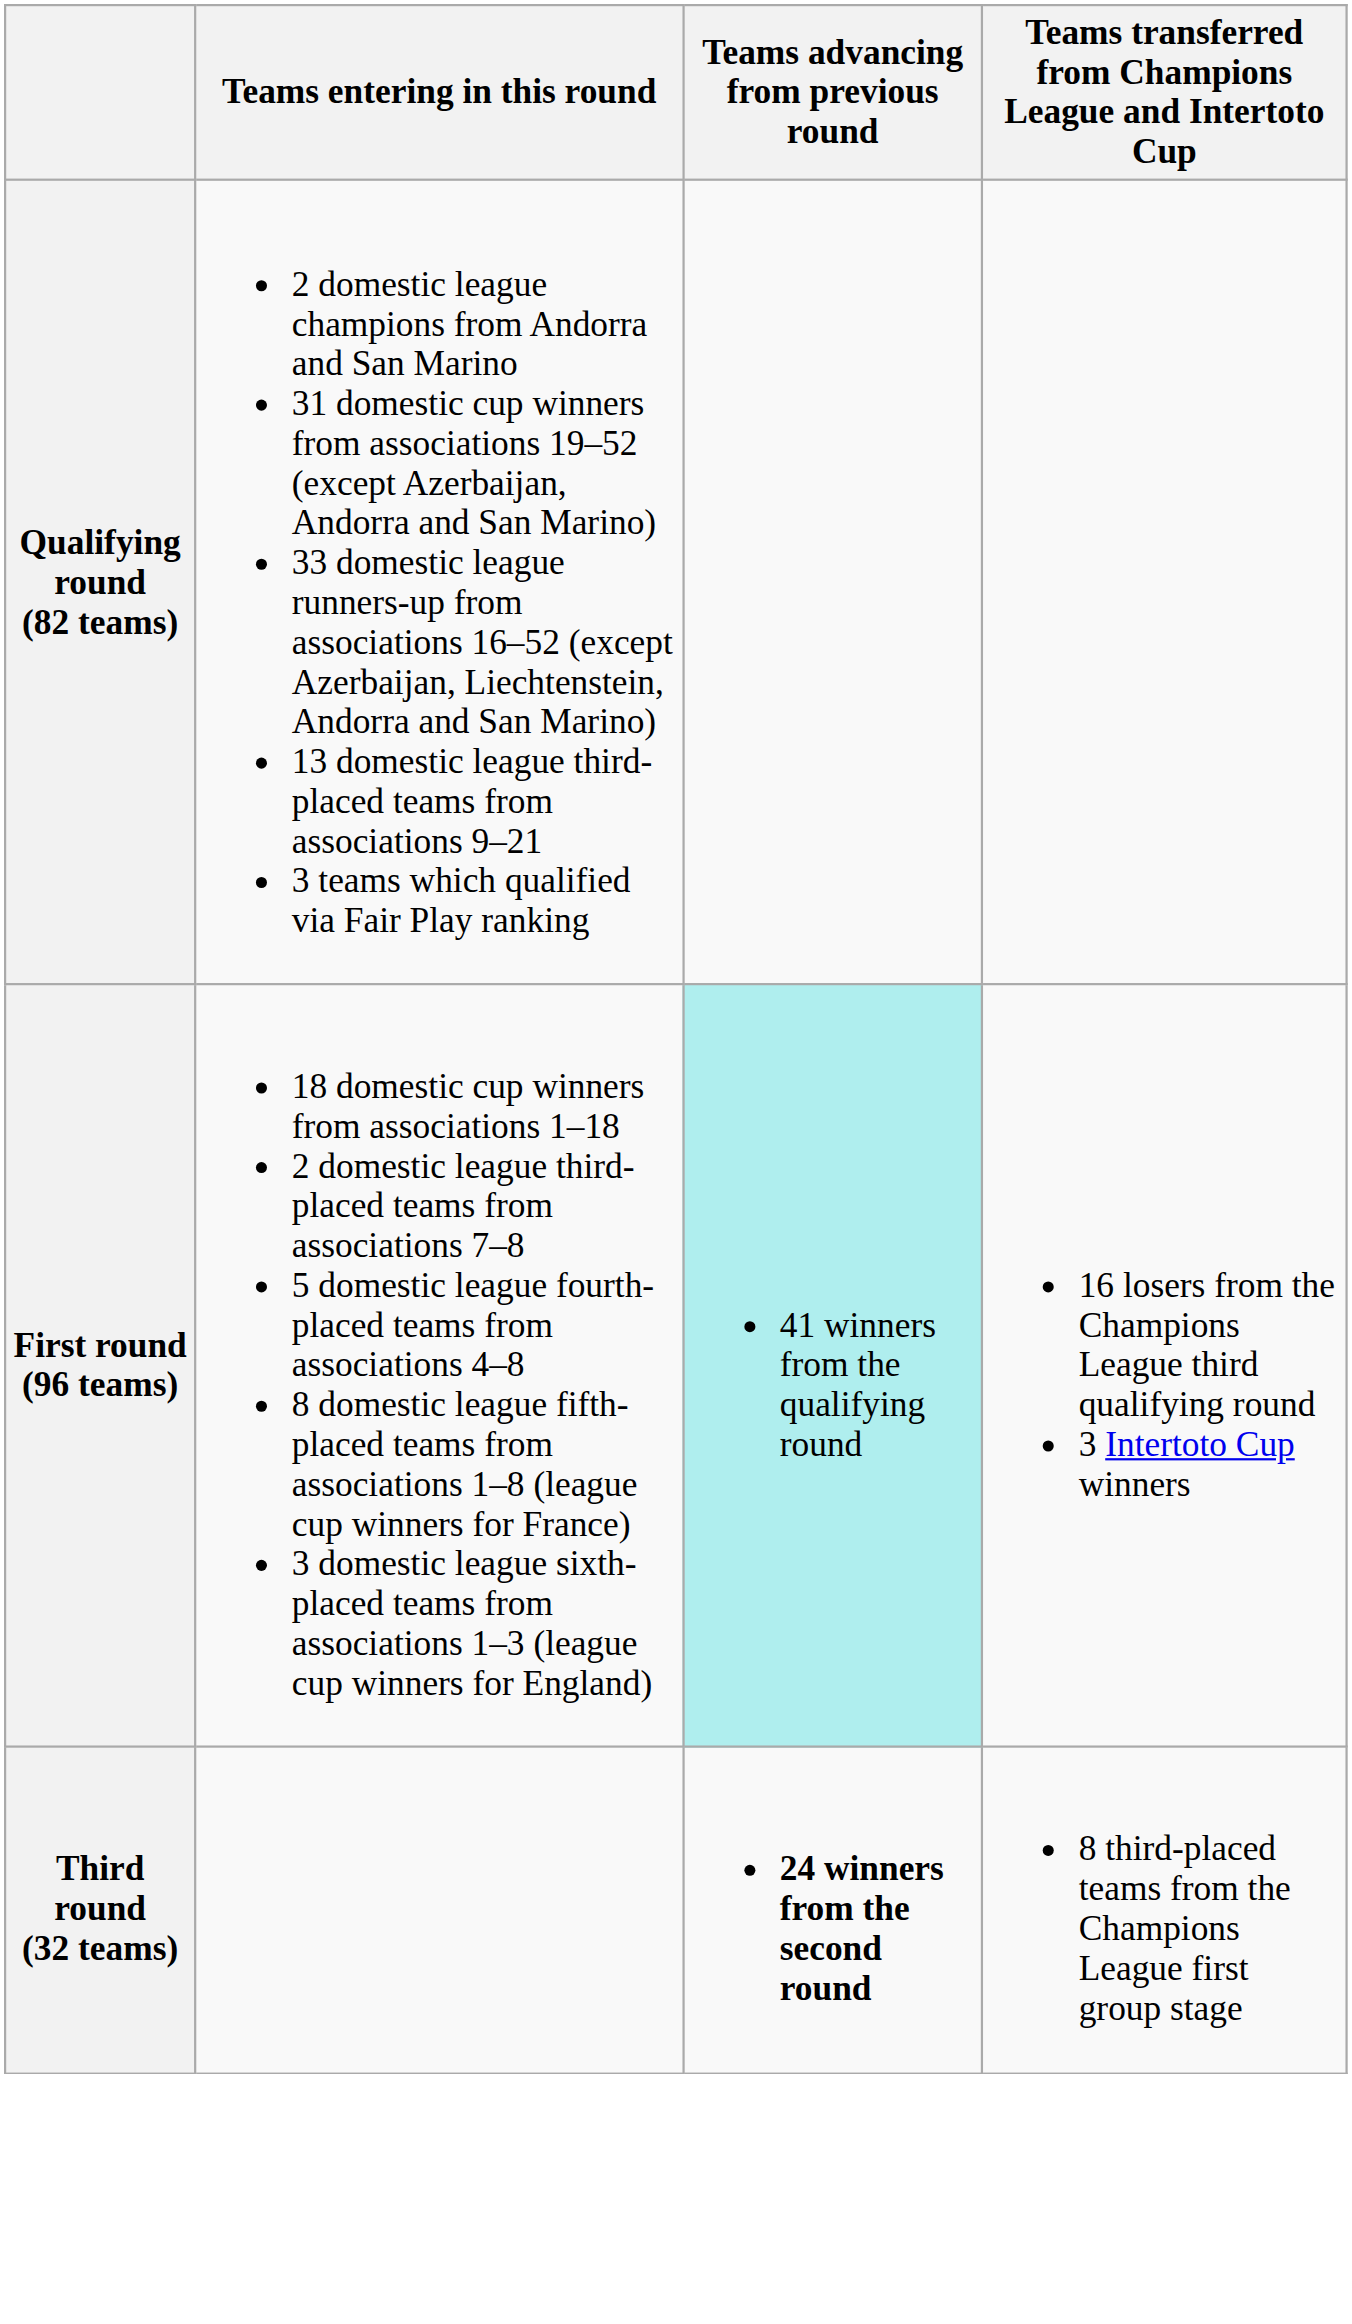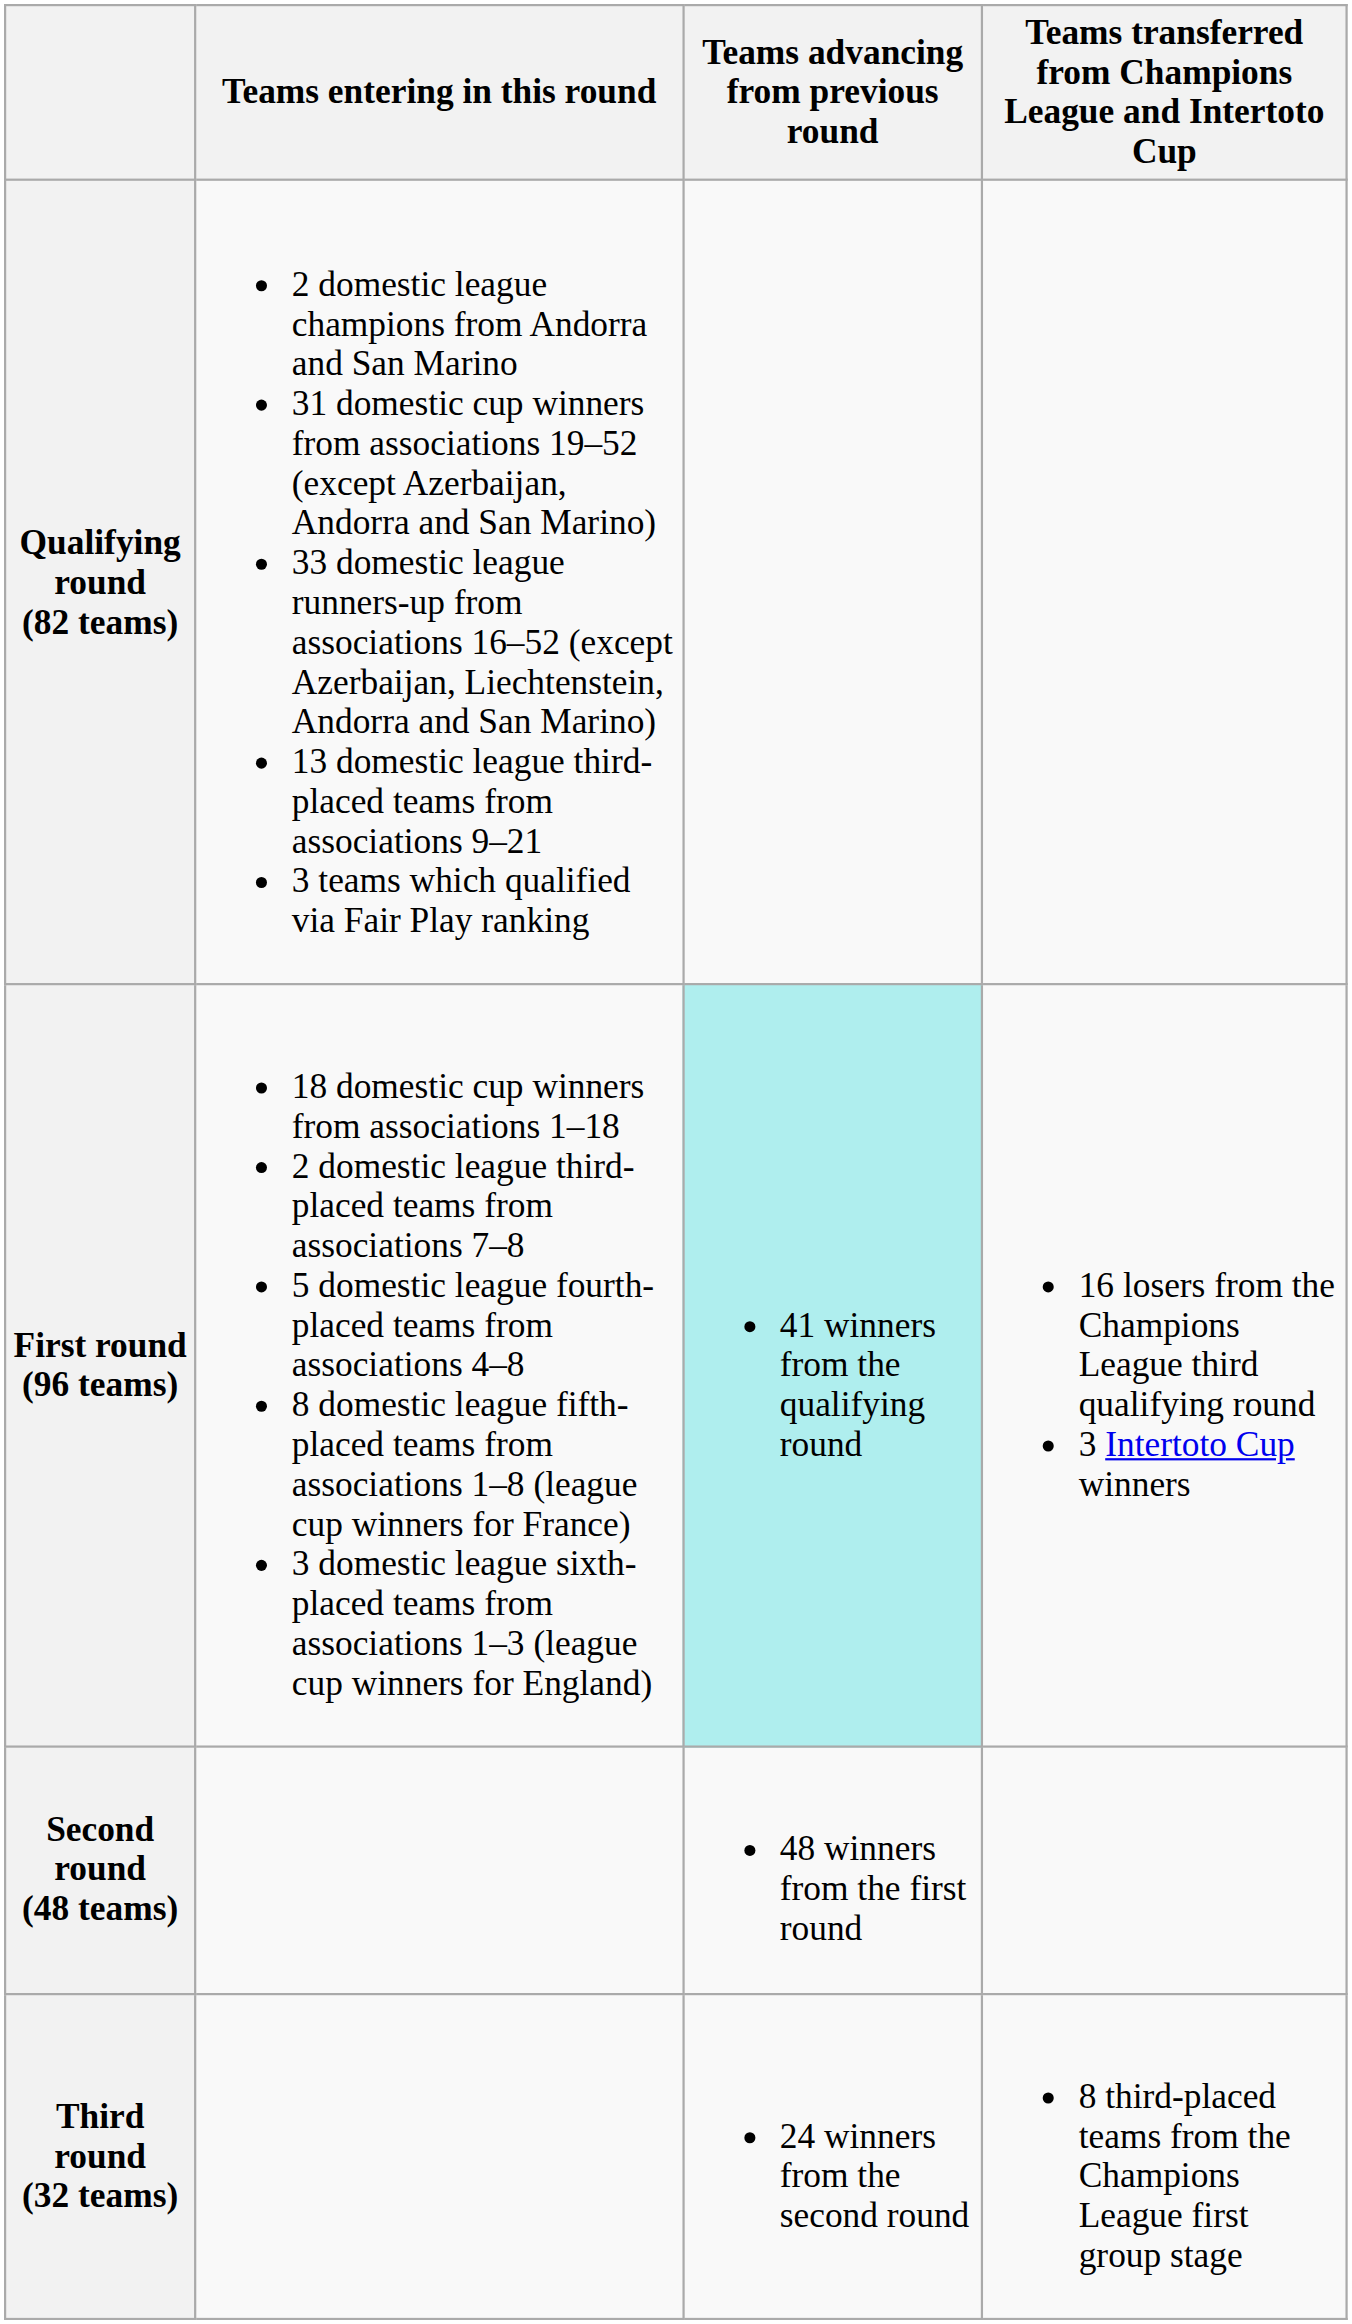+ row: (100, 1869)
(833, 1930) bold -> (833, 2176) normal
